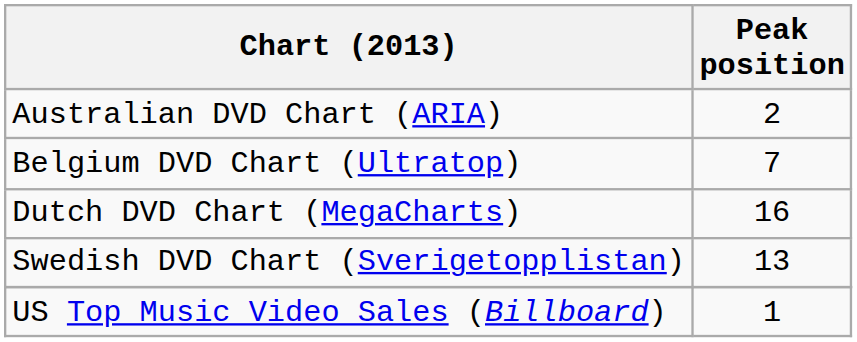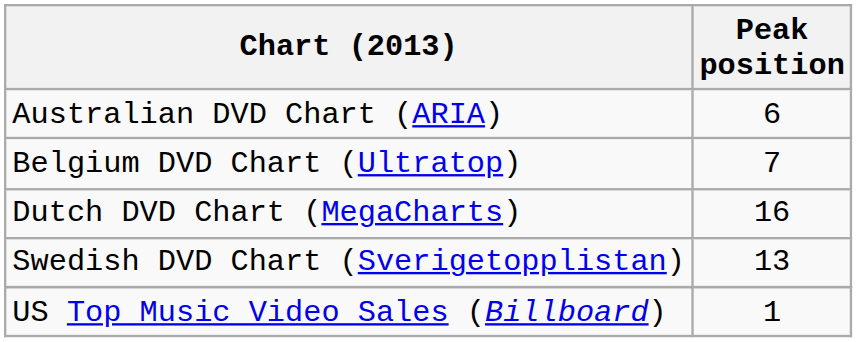(772, 114) 2 -> (772, 114) 6
